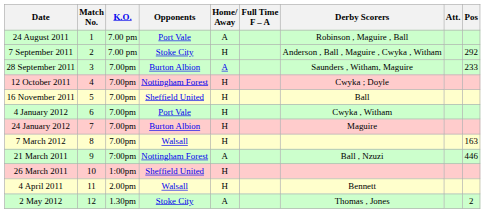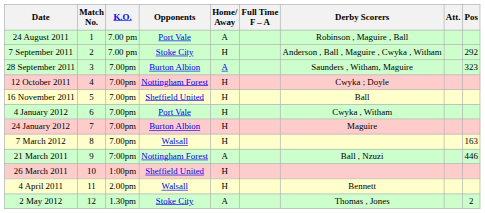(471, 67) 233 -> (471, 67) 323
